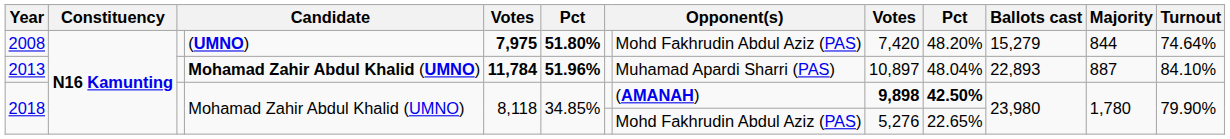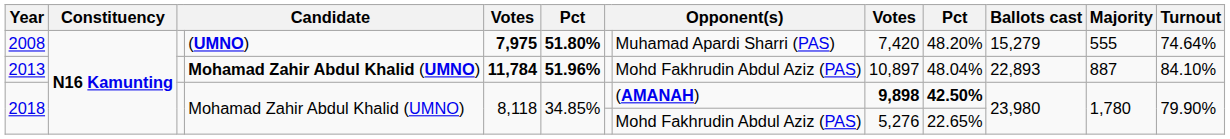(739, 44) Mohd Fakhrudin Abdul Aziz (PAS) -> (725, 44) Muhamad Apardi Sharri (PAS)
(1104, 44) 844 -> (1104, 44) 555
(725, 70) Muhamad Apardi Sharri (PAS) -> (739, 70) Mohd Fakhrudin Abdul Aziz (PAS)
